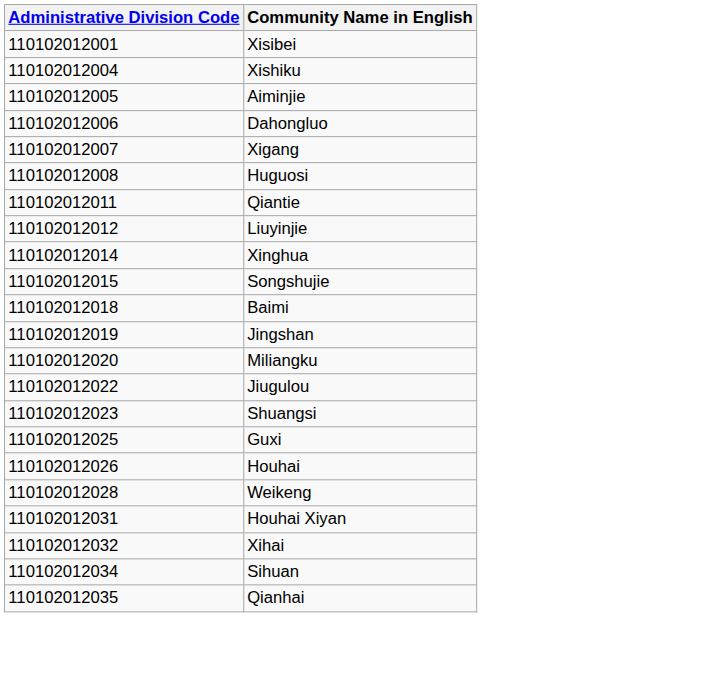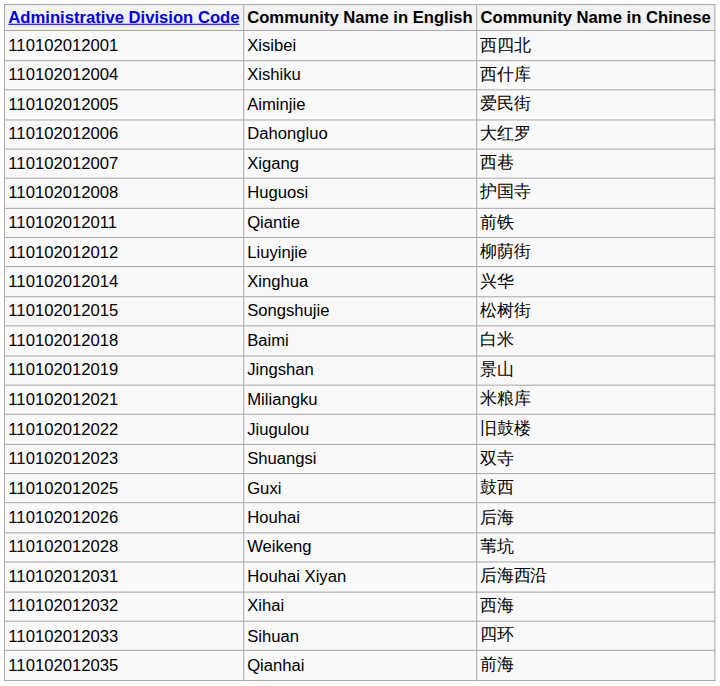+ column: (596, 17)
(63, 360) 110102012020 -> (63, 399) 110102012021
(63, 571) 110102012034 -> (63, 635) 110102012033
